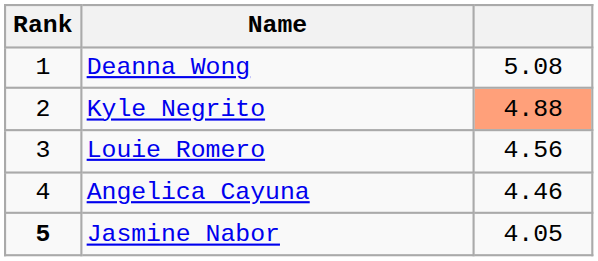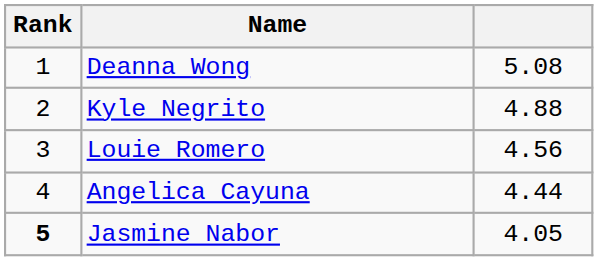(533, 109) lightsalmon background -> (533, 109) no background
(533, 192) 4.46 -> (533, 192) 4.44
